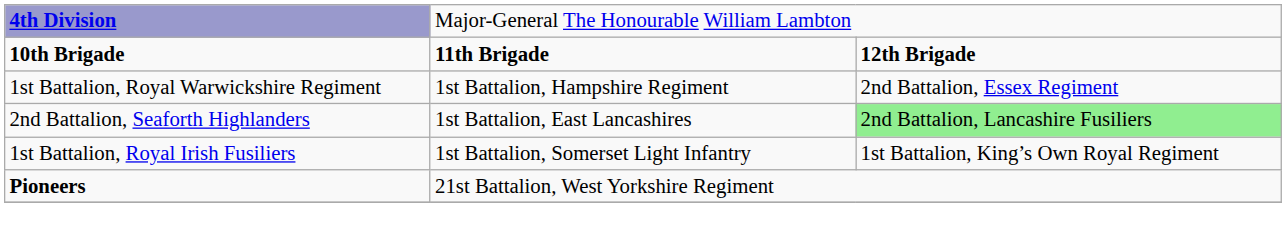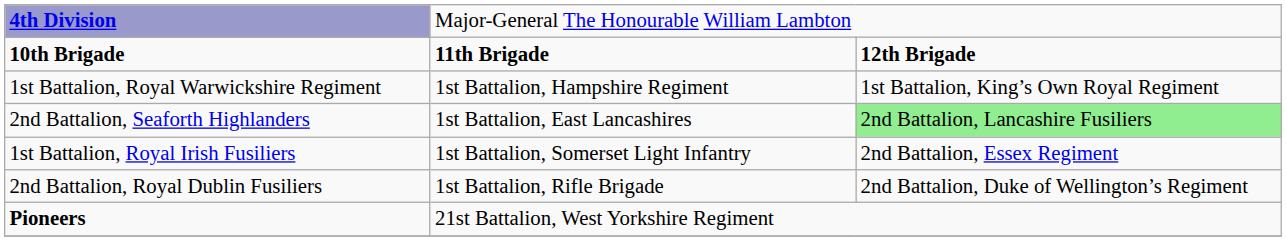(989, 86) 2nd Battalion, Essex Regiment -> (1040, 86) 1st Battalion, King’s Own Royal Regiment
(1040, 152) 1st Battalion, King’s Own Royal Regiment -> (989, 152) 2nd Battalion, Essex Regiment
+ row: (166, 185)
